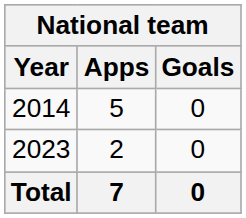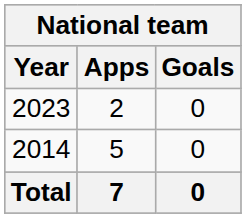rows swapped: (41, 108) <-> (41, 150)
